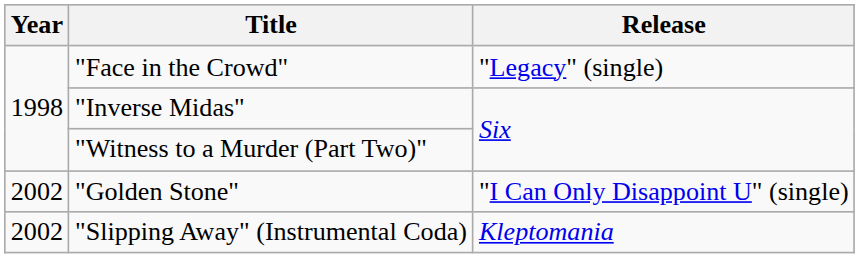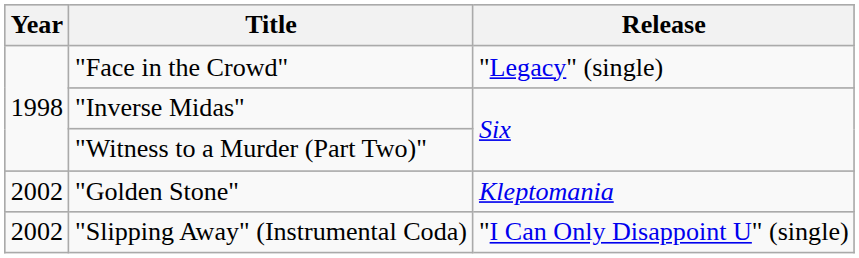(664, 190) "I Can Only Disappoint U" (single) -> (546, 190) Kleptomania
(546, 231) Kleptomania -> (664, 231) "I Can Only Disappoint U" (single)
